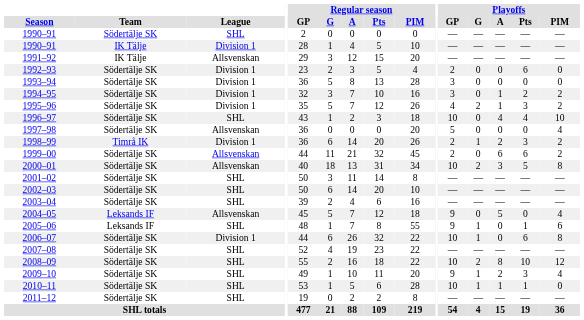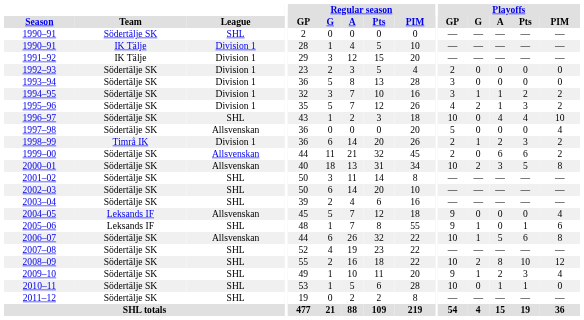(236, 58) Allsvenskan -> (236, 58) Division 1
(525, 70) 6 -> (525, 70) 0
(478, 94) 0 -> (478, 94) 1
(500, 214) 5 -> (500, 214) 0
(236, 238) Division 1 -> (236, 238) Allsvenskan
(500, 238) 0 -> (500, 238) 5
(478, 286) 1 -> (478, 286) 0
